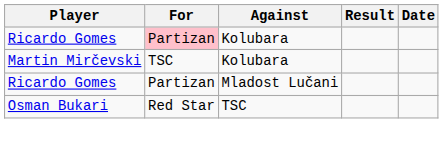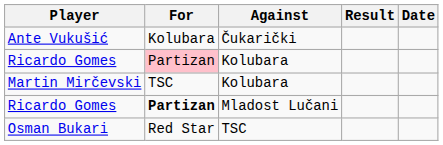+ row: (58, 39)
(181, 84) normal -> (181, 107) bold
